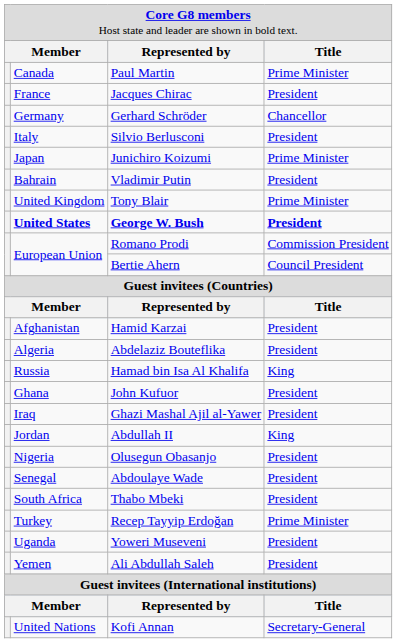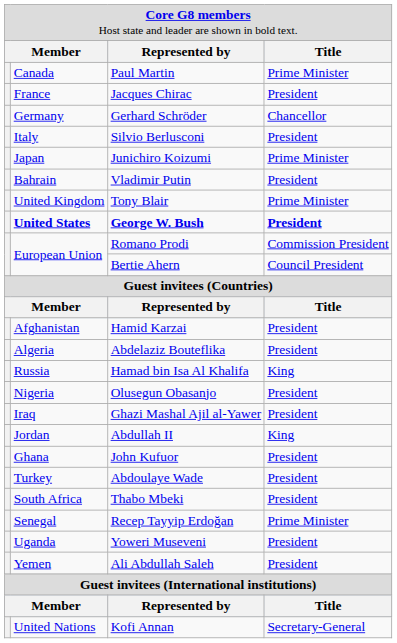rows swapped: (144, 392) <-> (163, 456)
(35, 477) Senegal -> (33, 477) Turkey
(33, 520) Turkey -> (35, 520) Senegal
